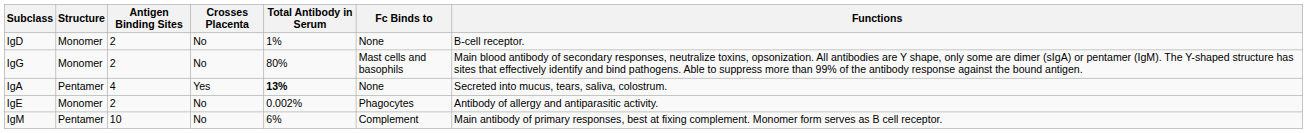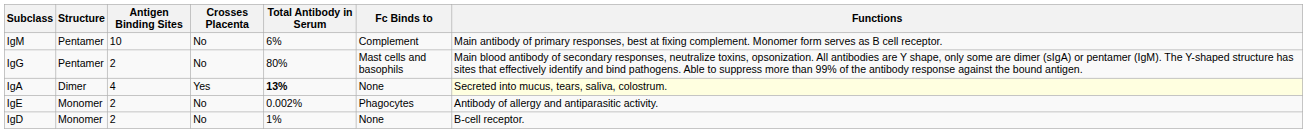rows swapped: (16, 120) <-> (15, 41)
(80, 64) Monomer -> (81, 64) Pentamer
(81, 86) Pentamer -> (72, 86) Dimer
(561, 86) no background -> (561, 86) lightyellow background
